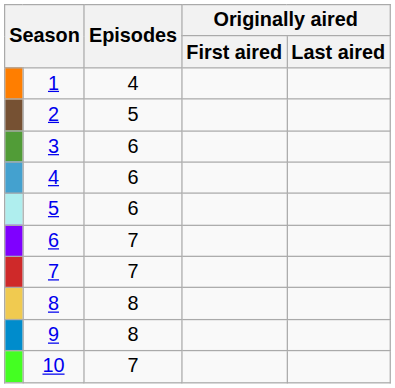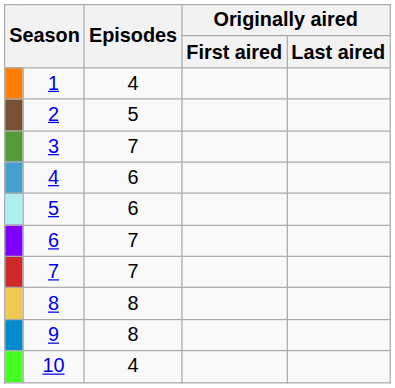(133, 146) 6 -> (133, 146) 7
(133, 366) 7 -> (133, 366) 4
